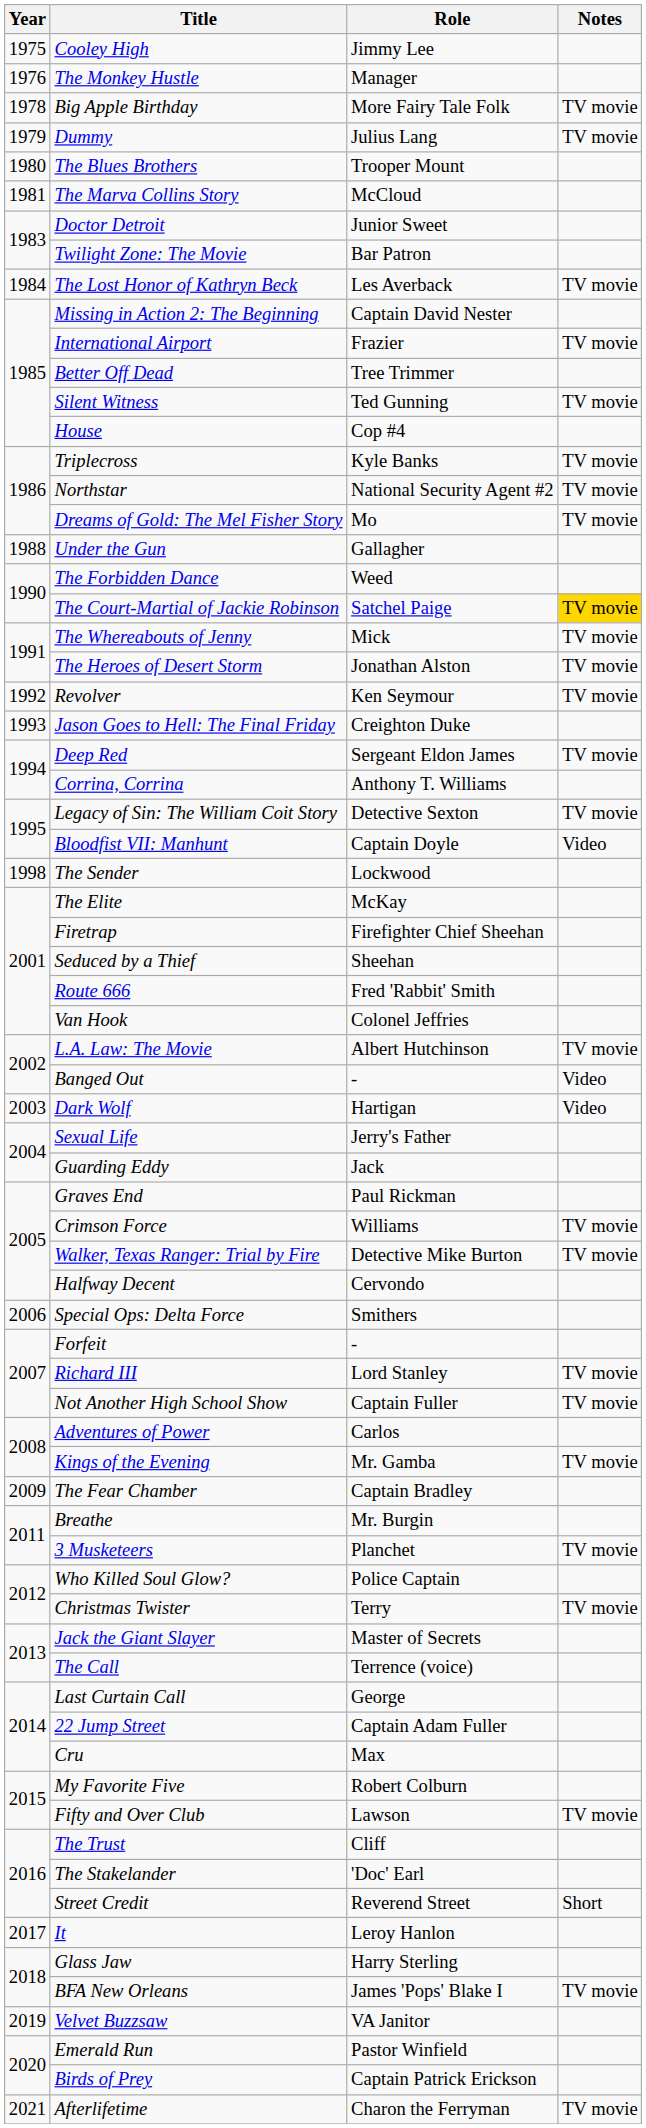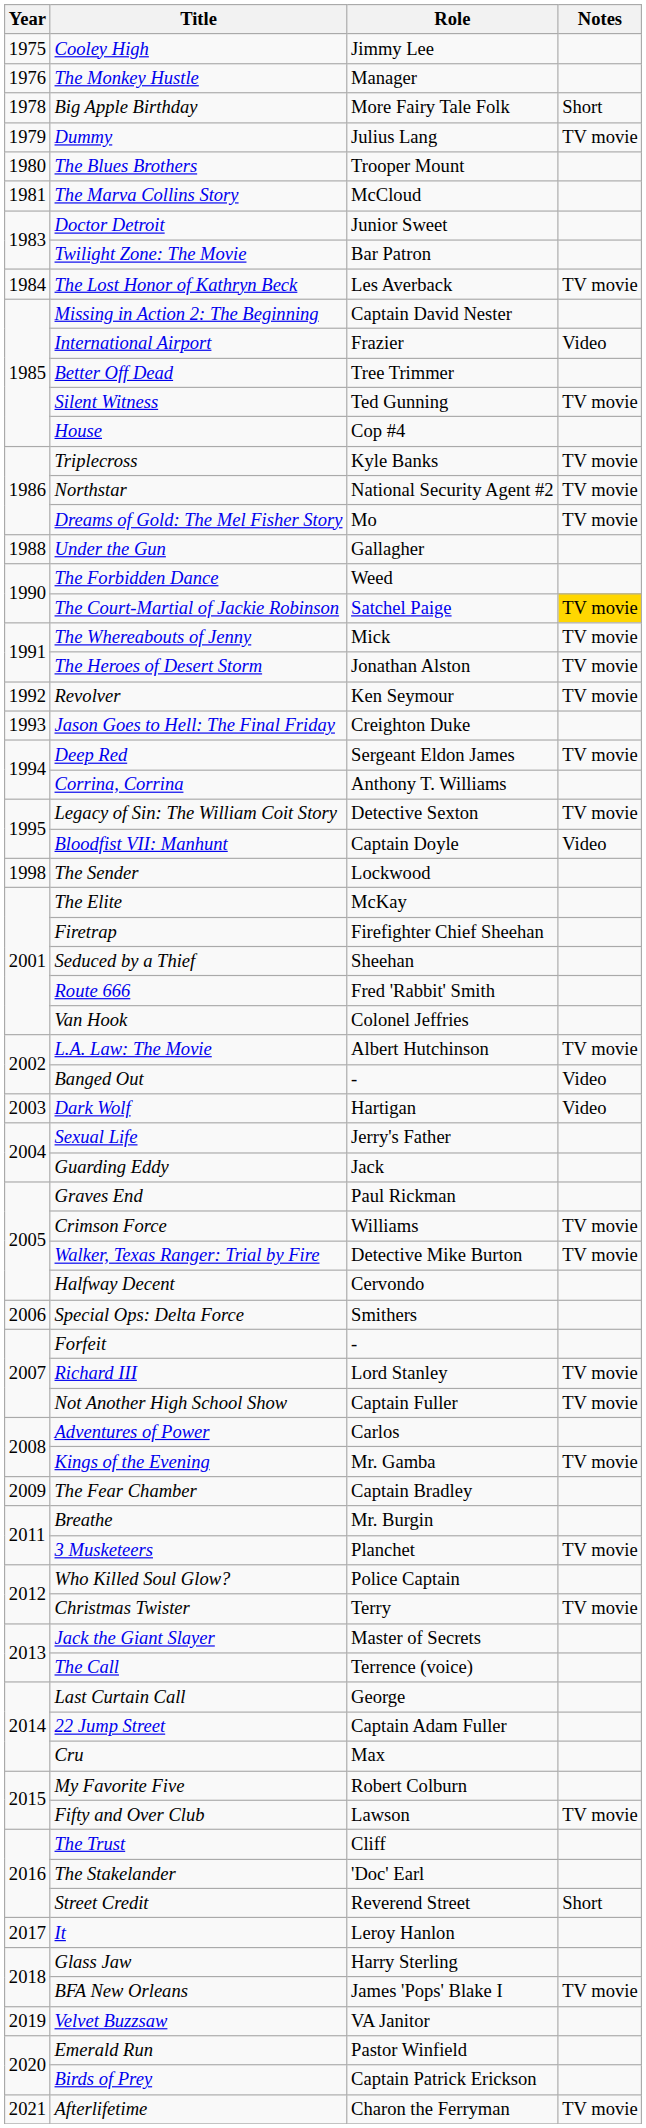(600, 107) TV movie -> (582, 107) Short
(600, 343) TV movie -> (584, 343) Video
